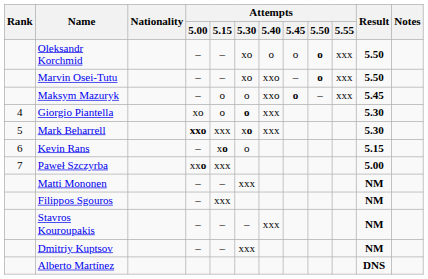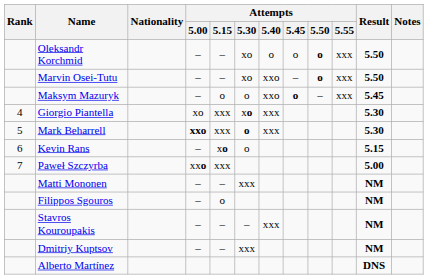(222, 113) o -> (222, 113) xxx
(247, 113) o -> (247, 113) xo
(247, 130) xo -> (247, 130) o
(222, 200) xxx -> (222, 200) o
